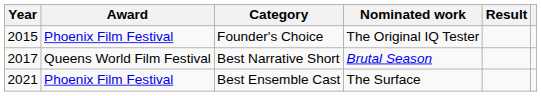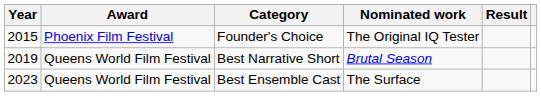(23, 58) 2017 -> (23, 58) 2019
(23, 79) 2021 -> (23, 79) 2023
(109, 79) Phoenix Film Festival -> (127, 79) Queens World Film Festival
